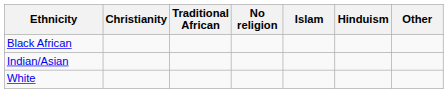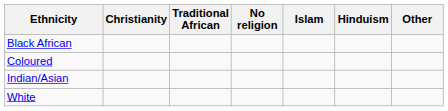+ row: (30, 61)
